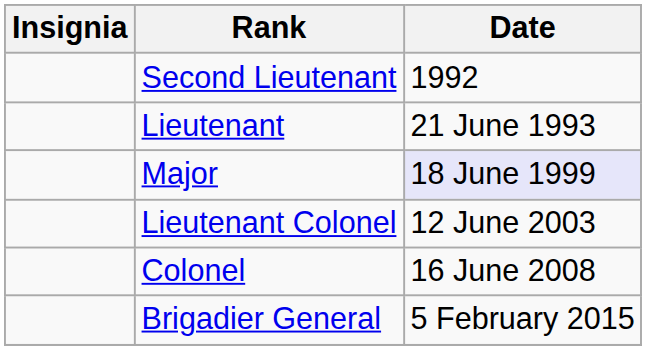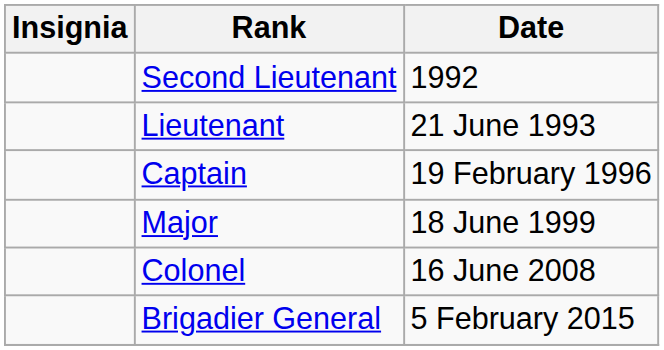+ row: (194, 174)
(503, 174) lavender background -> (503, 222) no background
- row: (269, 222)
